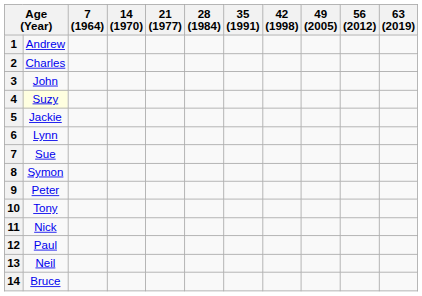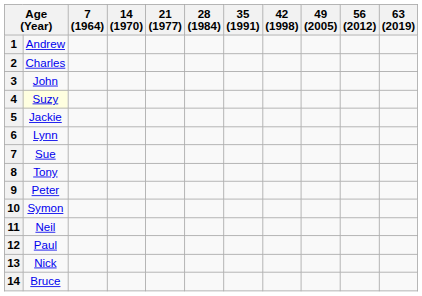(45, 172) Symon -> (45, 172) Tony
(45, 208) Tony -> (45, 208) Symon
(45, 226) Nick -> (45, 226) Neil
(45, 263) Neil -> (45, 263) Nick
